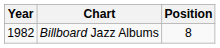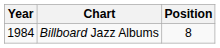(21, 33) 1982 -> (21, 33) 1984
